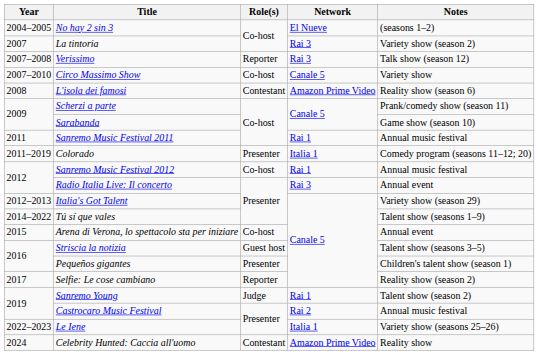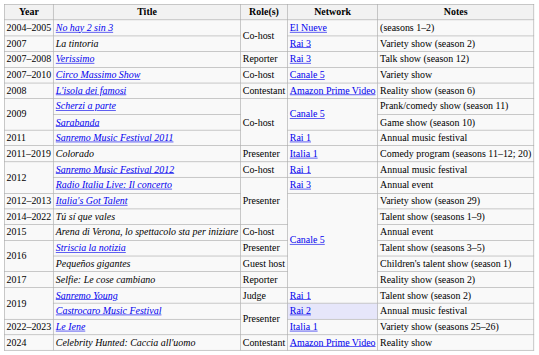(264, 248) Guest host -> (261, 248) Presenter
(261, 264) Presenter -> (264, 264) Guest host
(300, 311) no background -> (300, 311) lavender background
